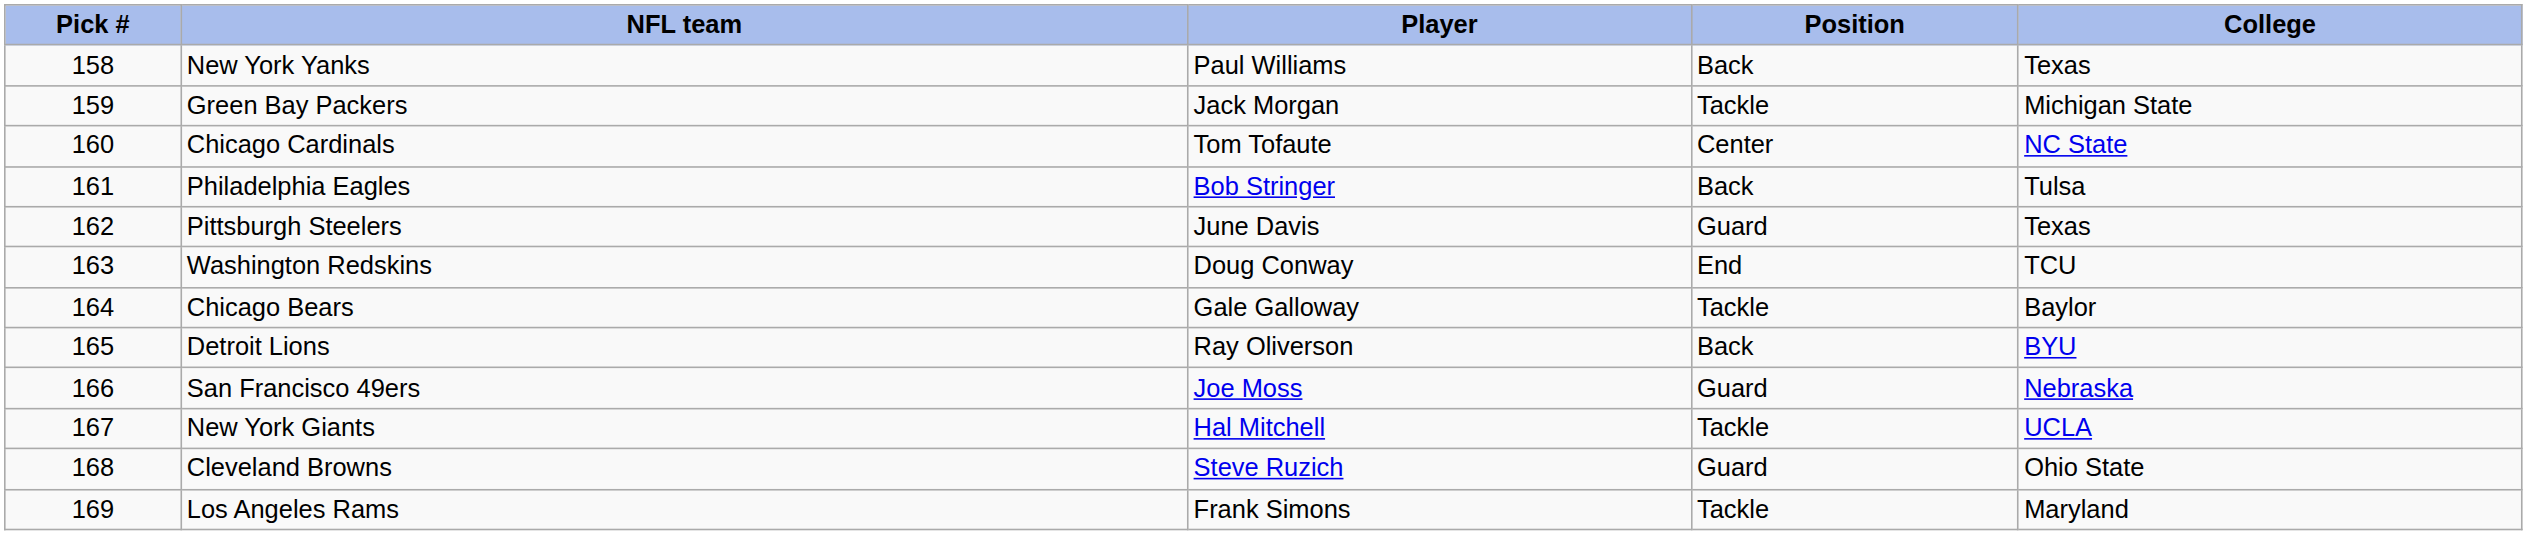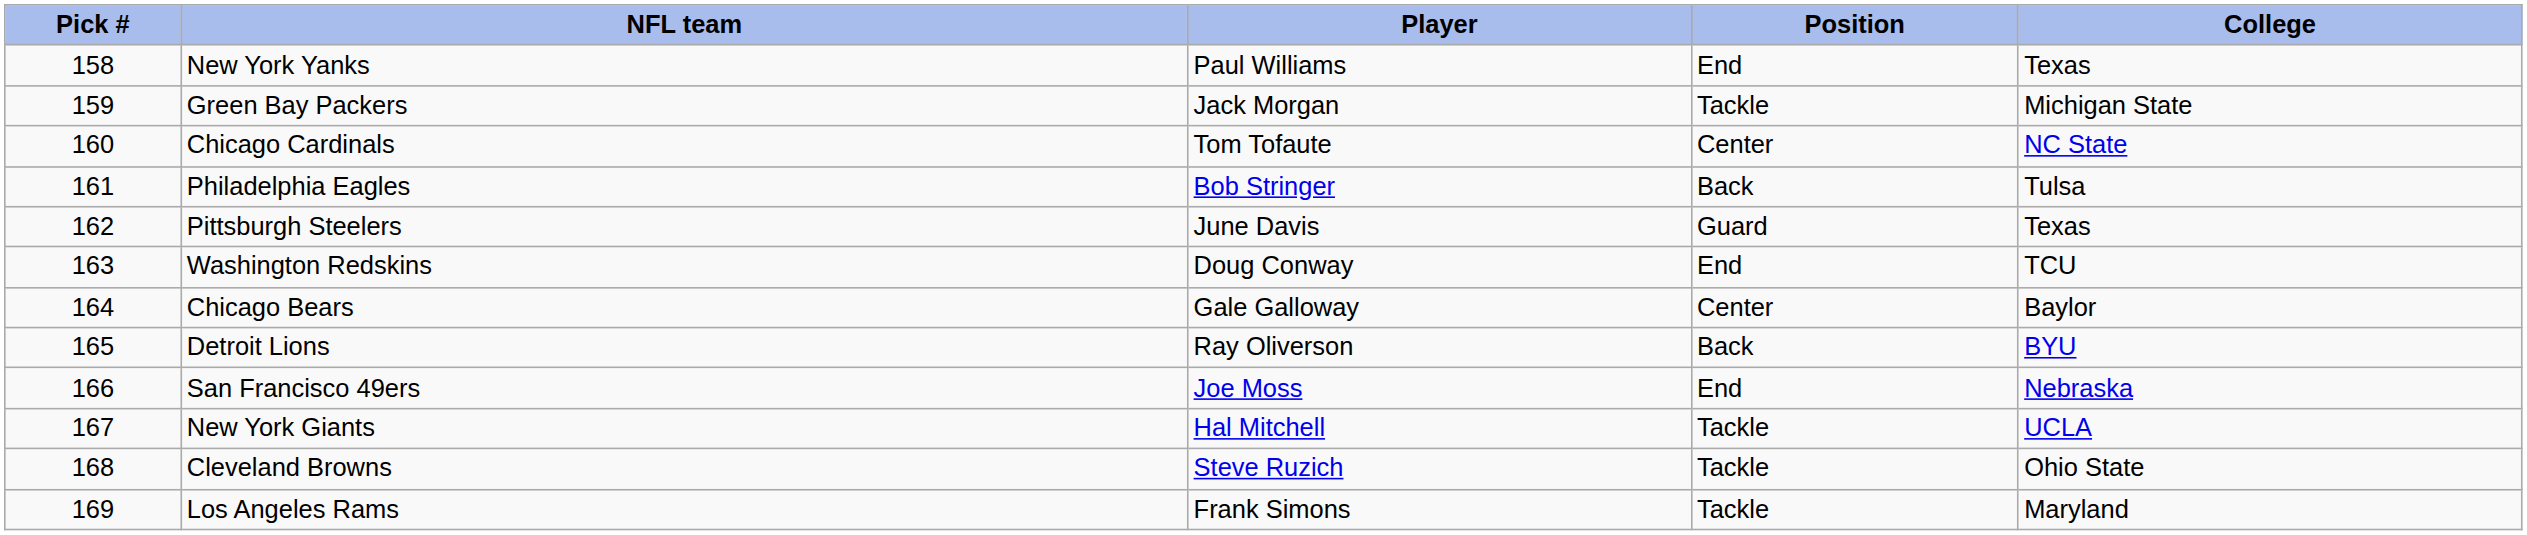(1725, 65) Back -> (1720, 65) End
(1733, 307) Tackle -> (1735, 307) Center
(1732, 387) Guard -> (1720, 387) End
(1732, 468) Guard -> (1733, 468) Tackle
